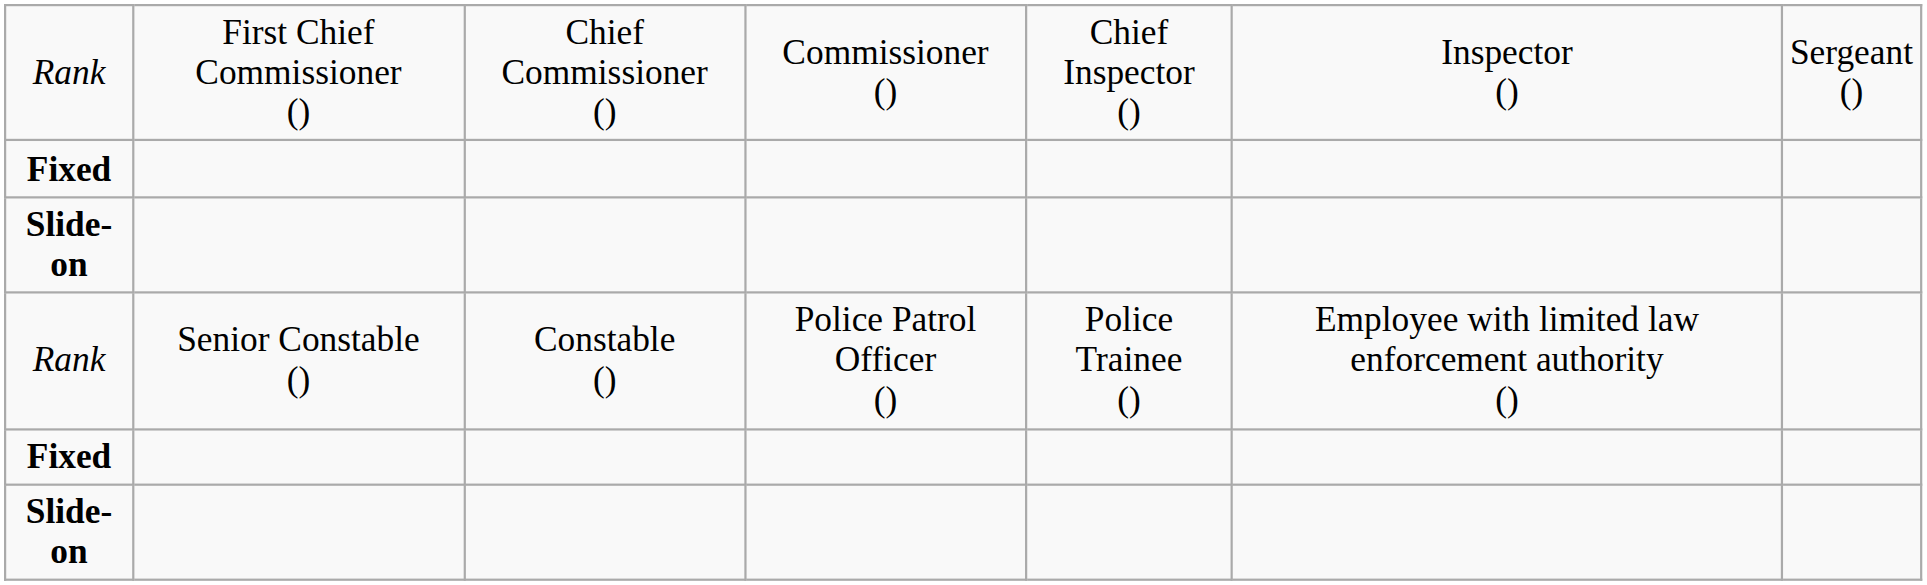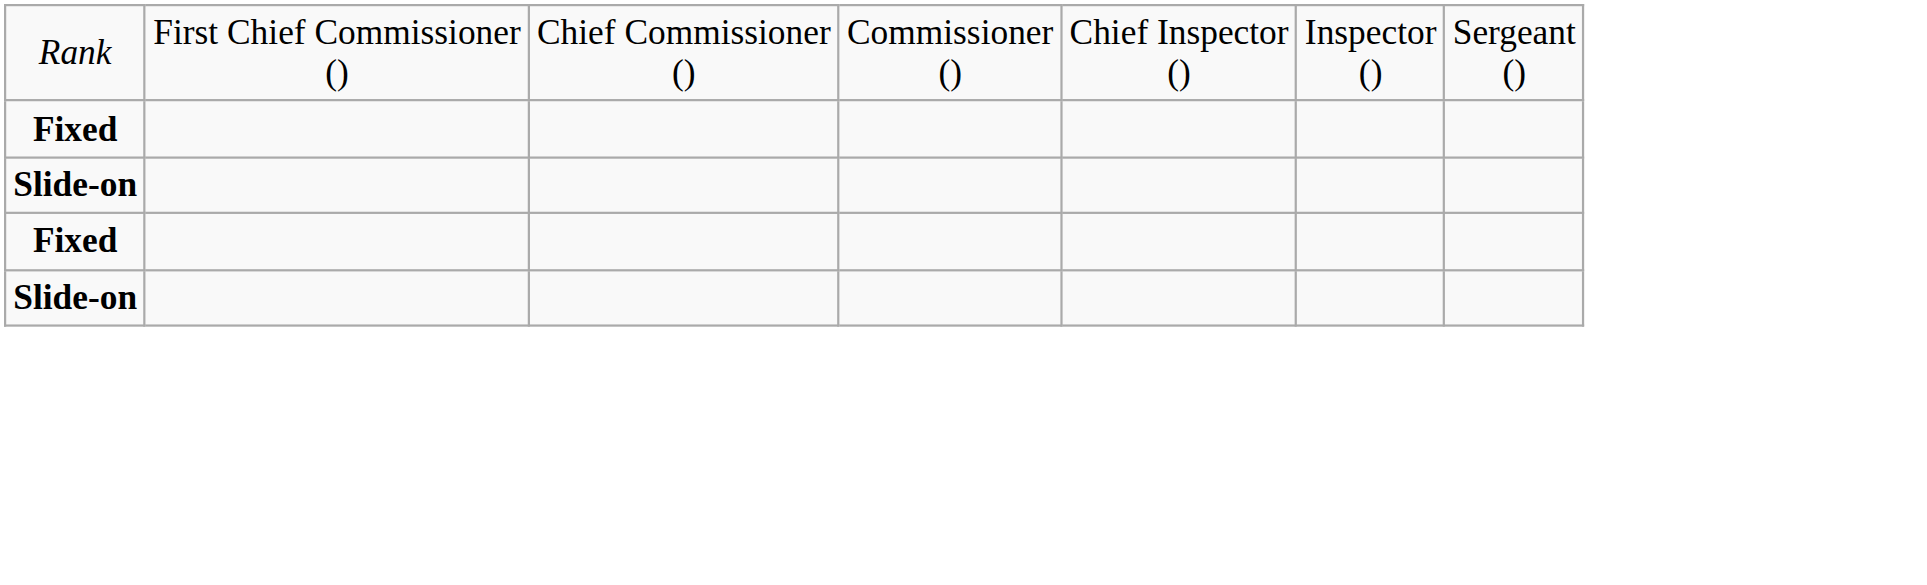- row: (69, 359)
